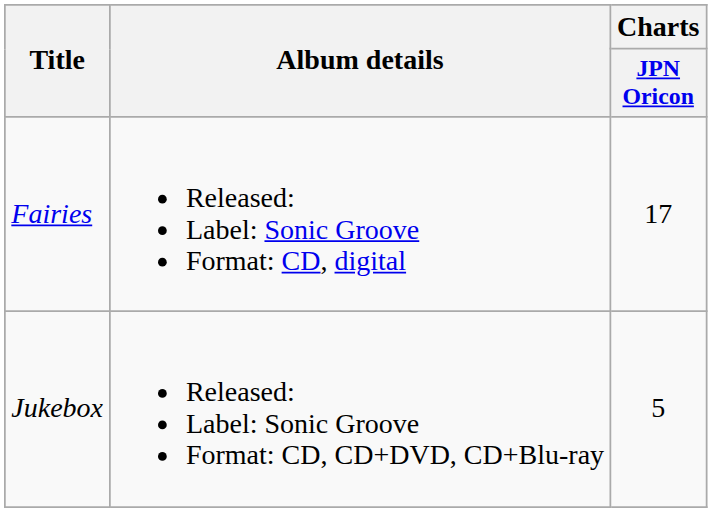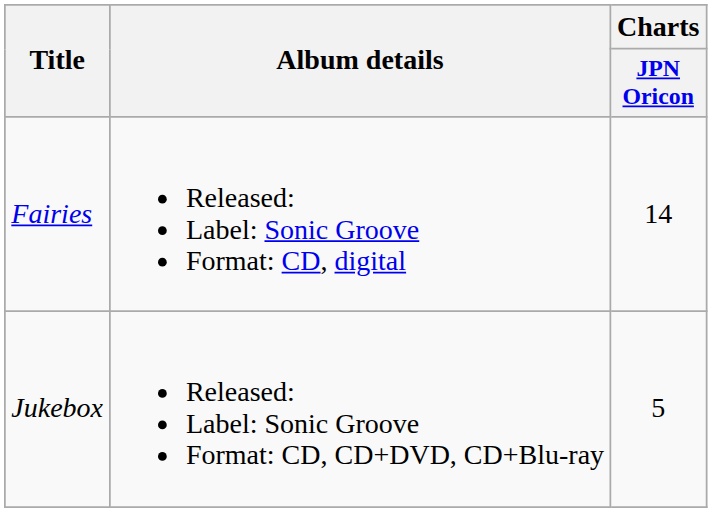(658, 213) 17 -> (658, 213) 14
